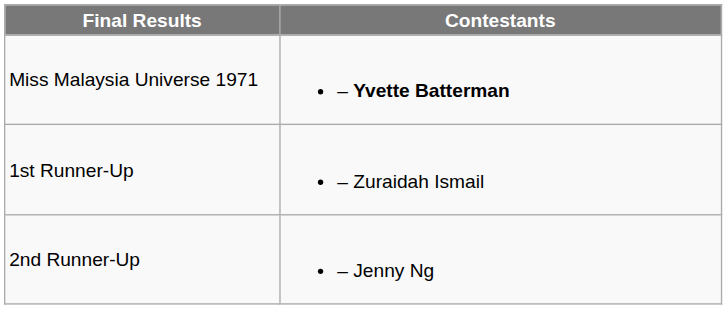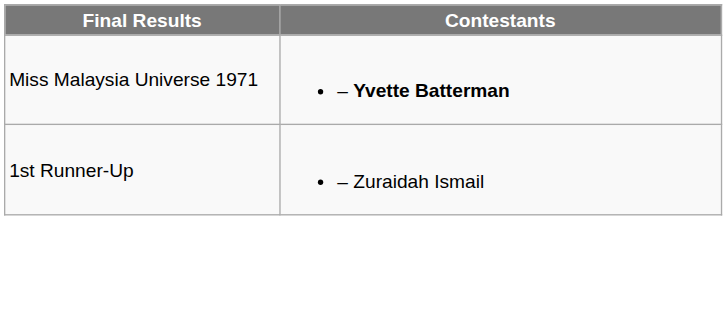- row: (75, 260)
